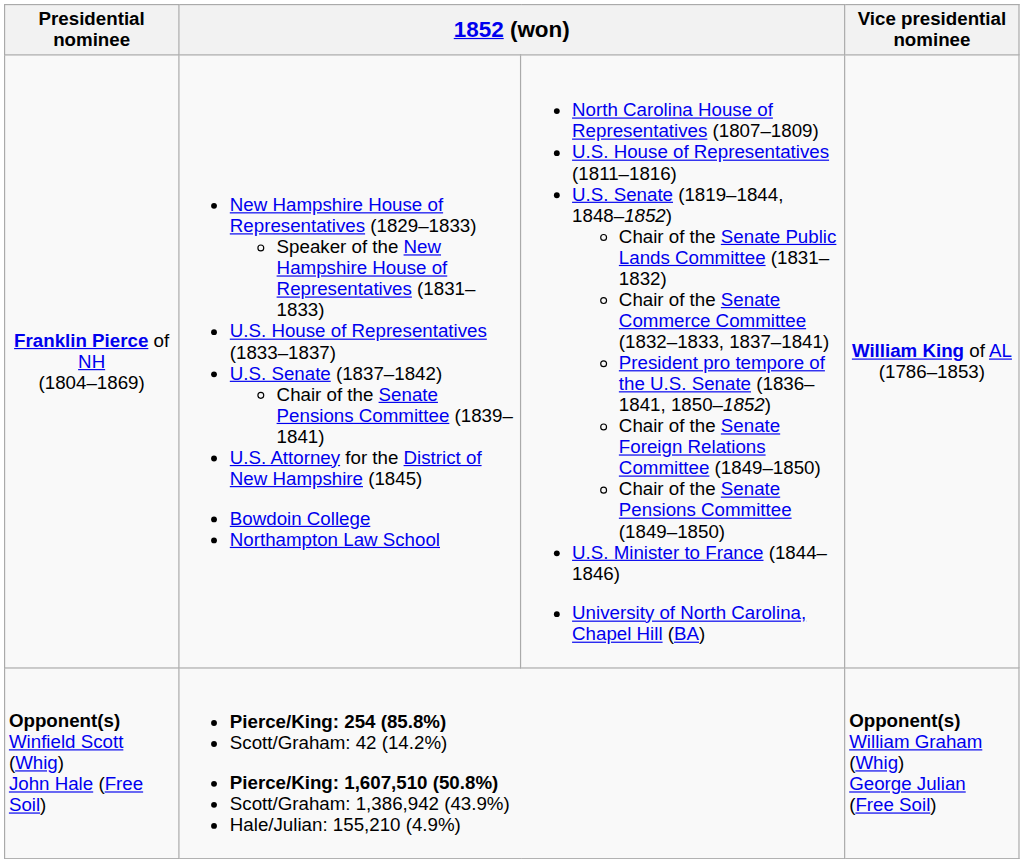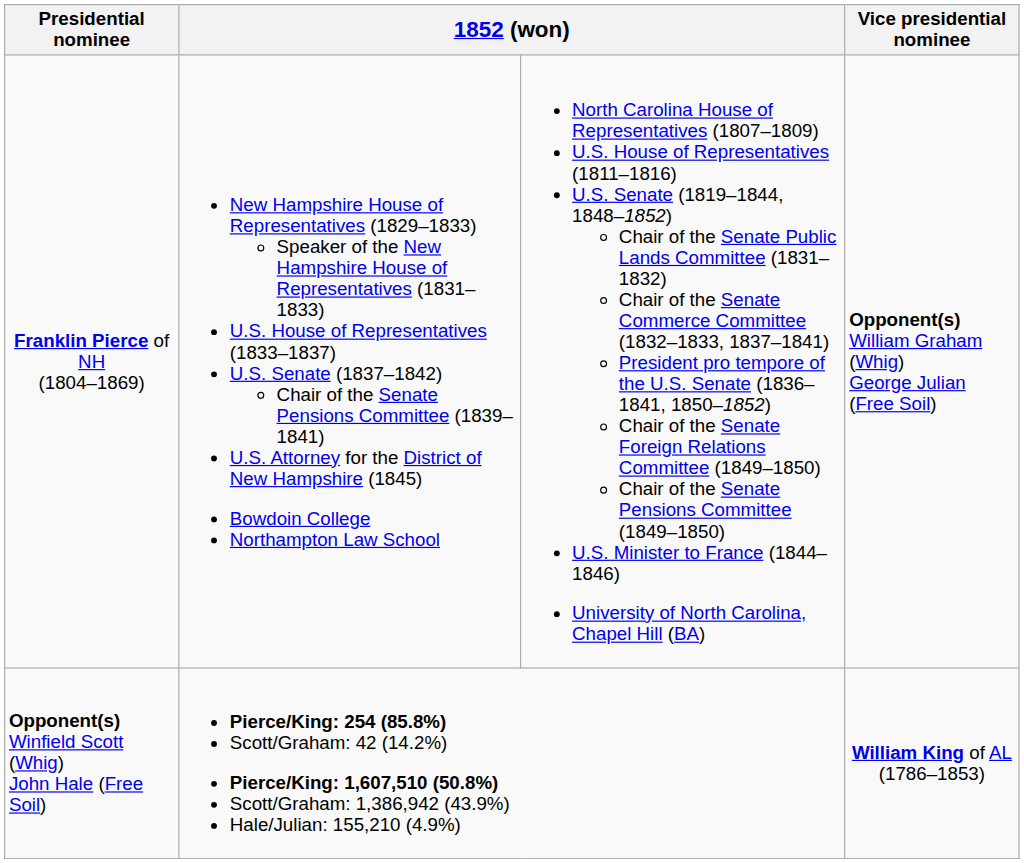(932, 361) William King of AL (1786–1853) -> (916, 361) Opponent(s) William Graham (Whig) George Julian (Free Soil)
(916, 763) Opponent(s) William Graham (Whig) George Julian (Free Soil) -> (932, 763) William King of AL (1786–1853)
